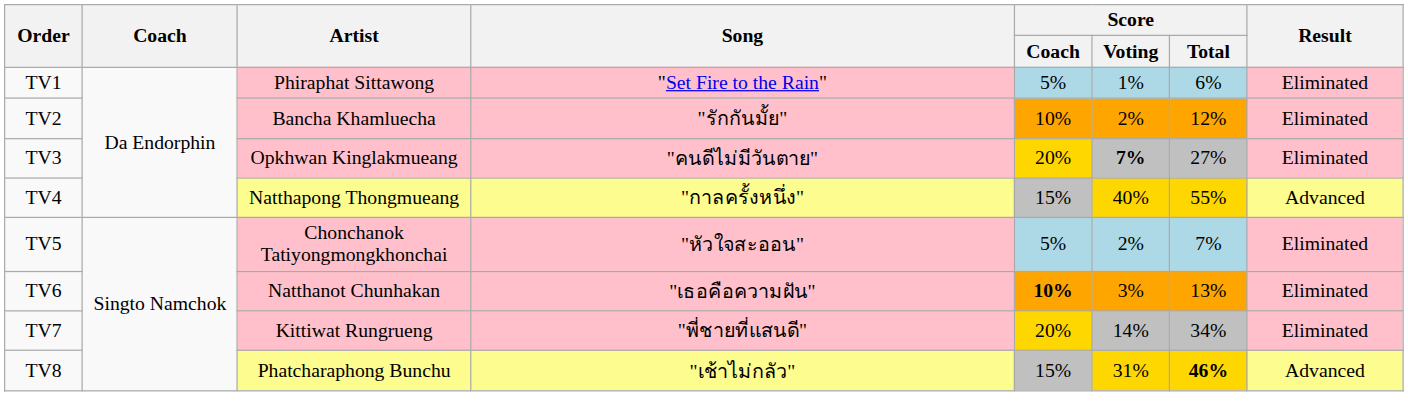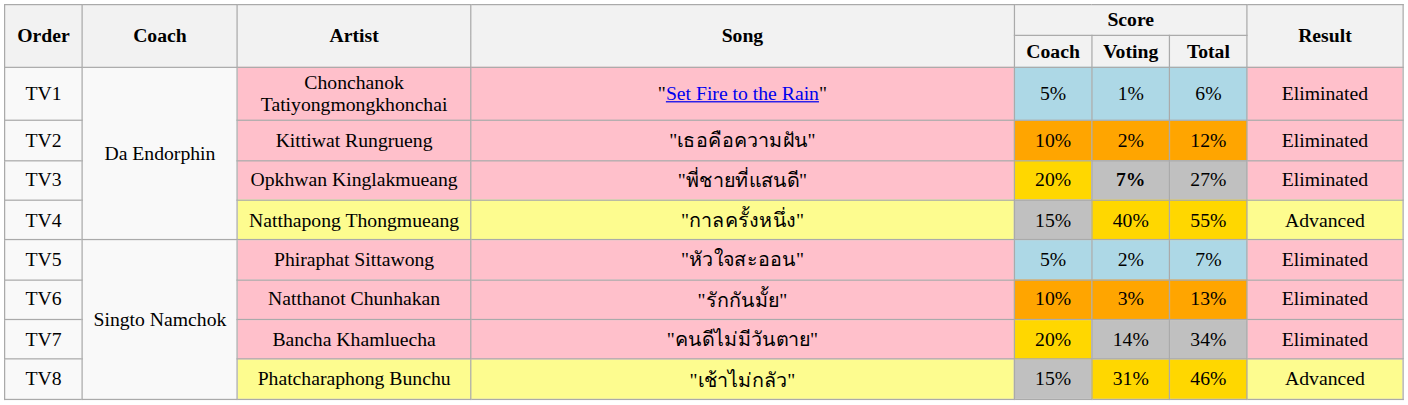(354, 82) Phiraphat Sittawong -> (354, 93) Chonchanok Tatiyongmongkhonchai
(354, 118) Bancha Khamluecha -> (354, 140) Kittiwat Rungrueng
(742, 118) "รักกันมั้ย" -> (742, 140) "เธอคือความฝัน"
(742, 158) "คนดีไม่มีวันตาย" -> (742, 180) "พี่ชายที่แสนดี"
(354, 244) Chonchanok Tatiyongmongkhonchai -> (354, 259) Phiraphat Sittawong
(742, 291) "เธอคือความฝัน" -> (742, 300) "รักกันมั้ย"
(1053, 290) bold -> (1053, 299) normal
(354, 330) Kittiwat Rungrueng -> (354, 339) Bancha Khamluecha
(742, 331) "พี่ชายที่แสนดี" -> (742, 339) "คนดีไม่มีวันตาย"
(1208, 370) bold -> (1208, 379) normal
